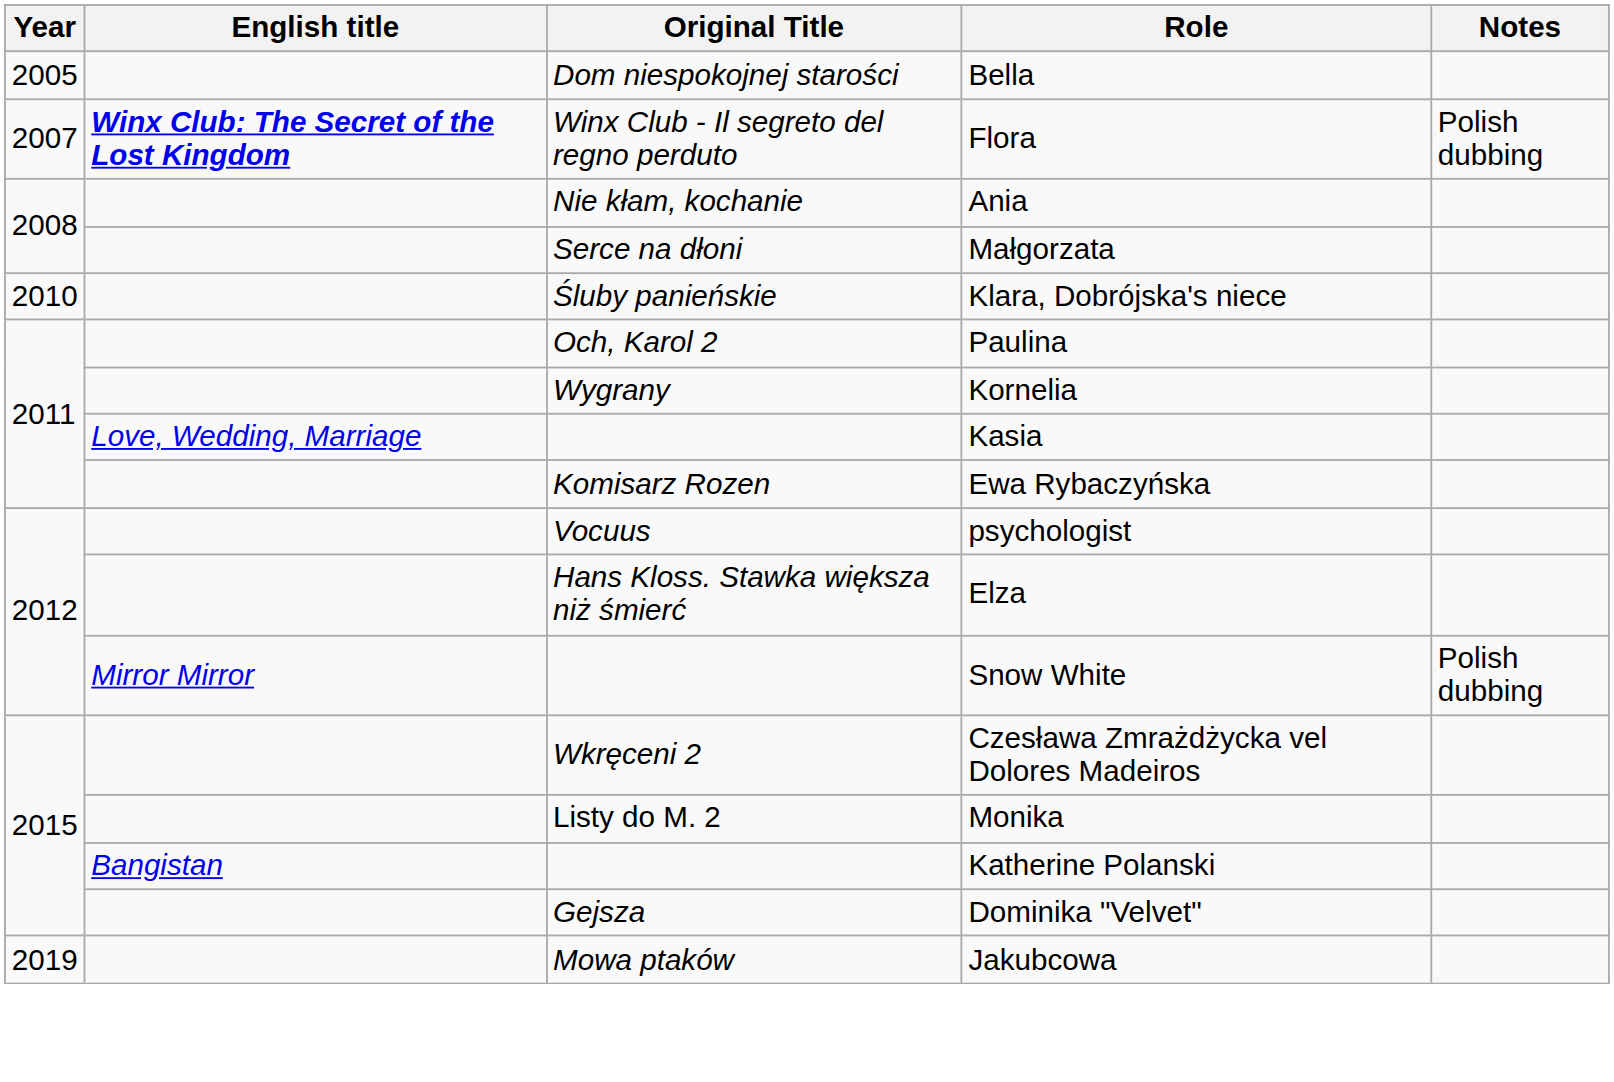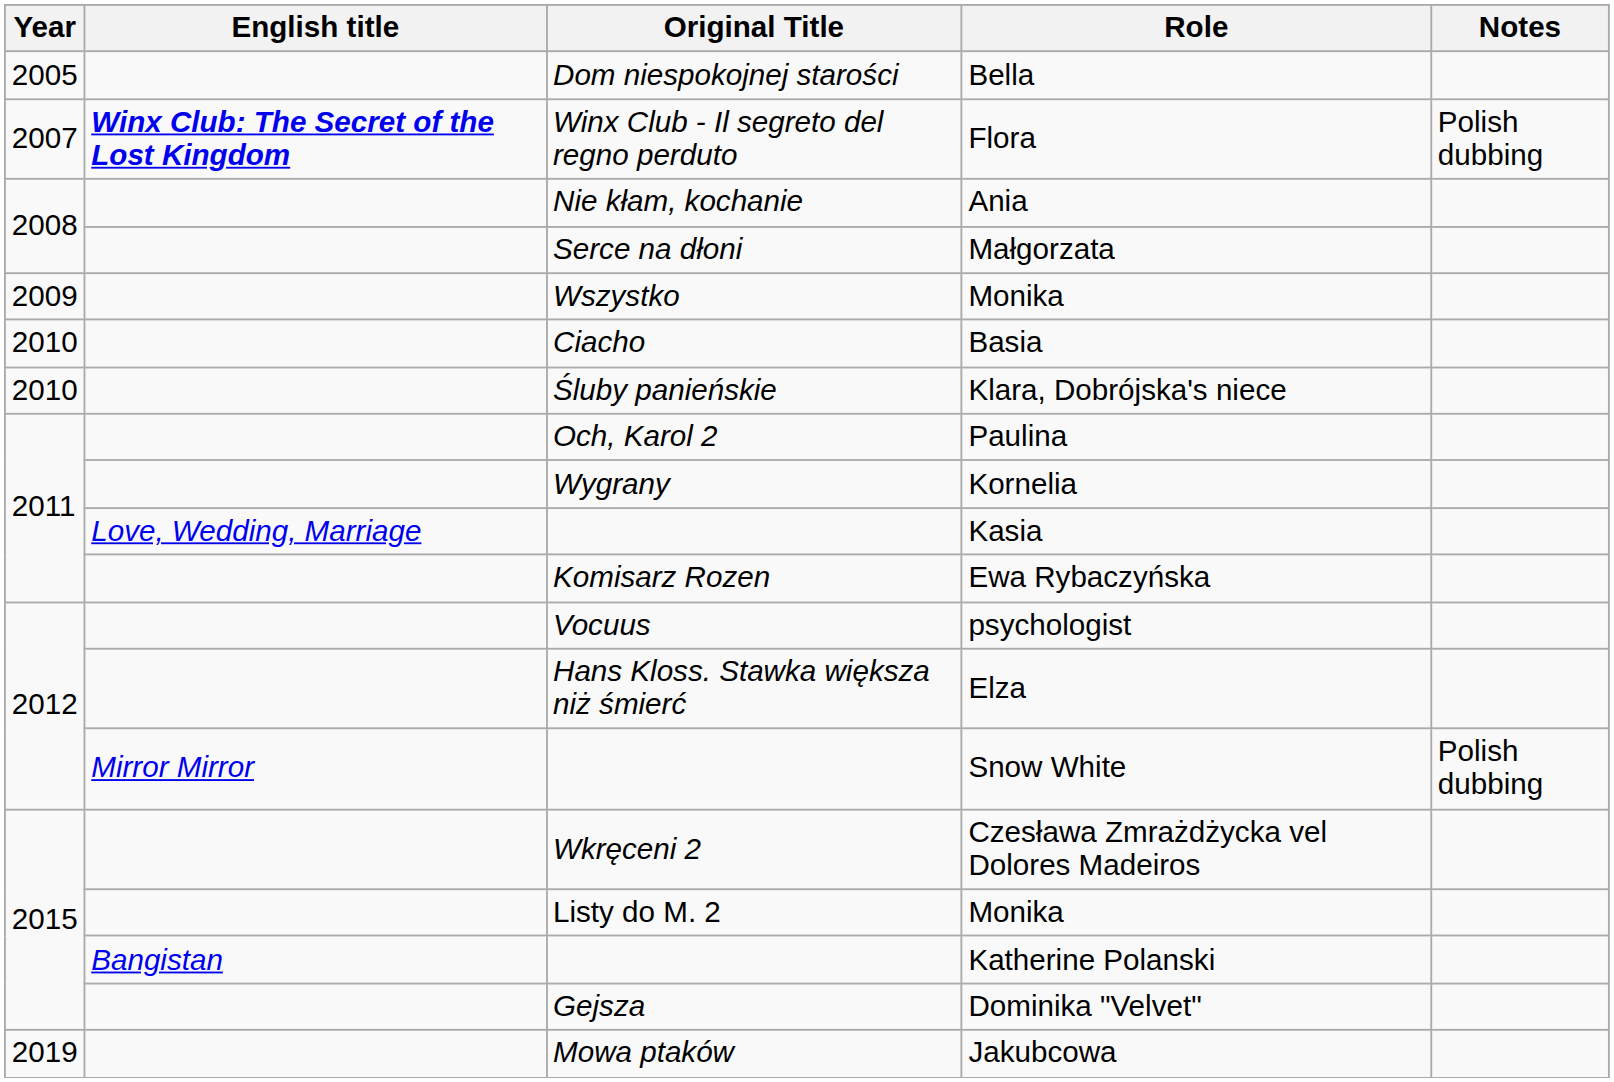+ row: (616, 295)
+ row: (599, 342)
